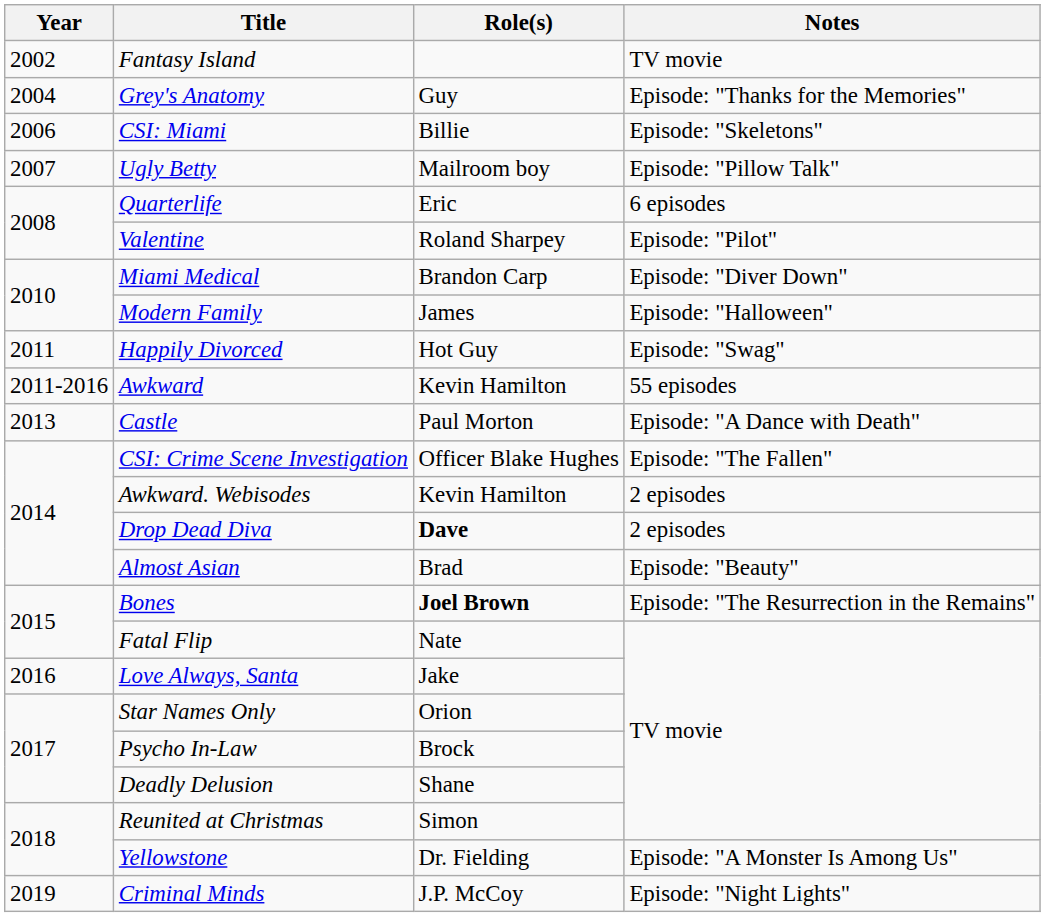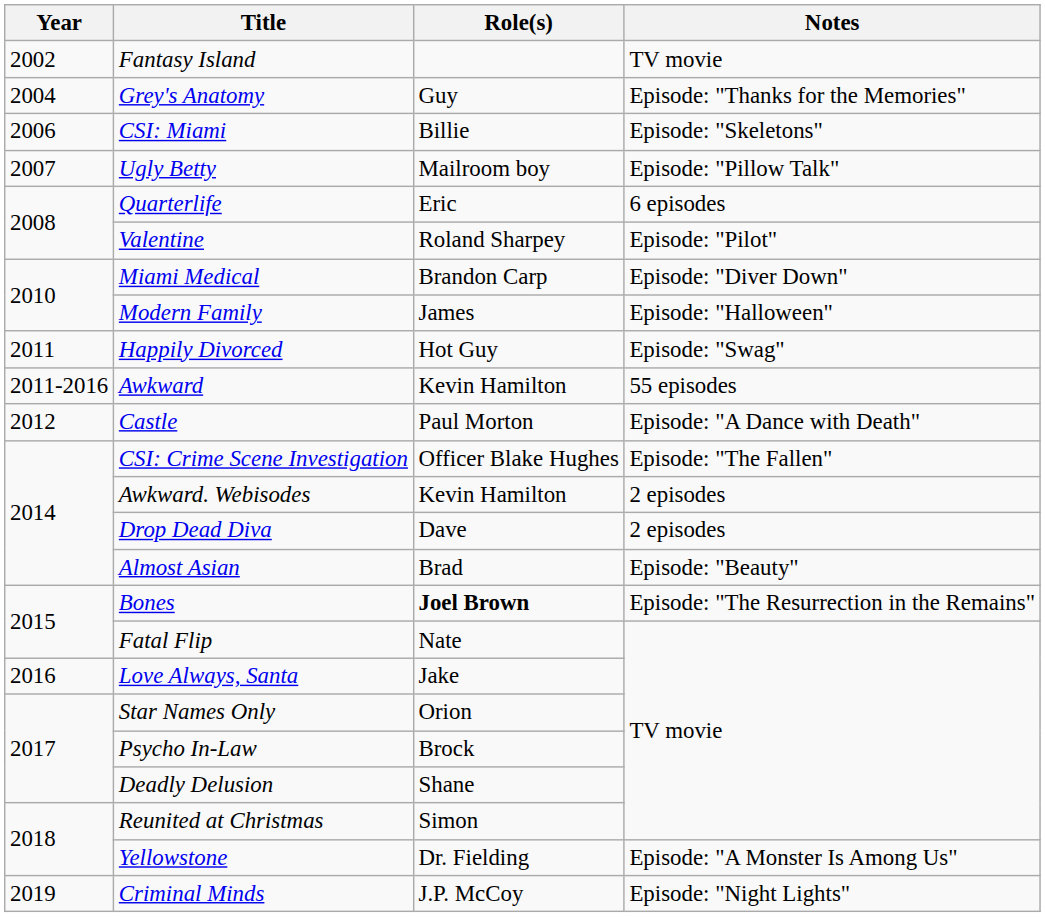(33, 421) 2013 -> (33, 421) 2012
(443, 530) bold -> (443, 530) normal
